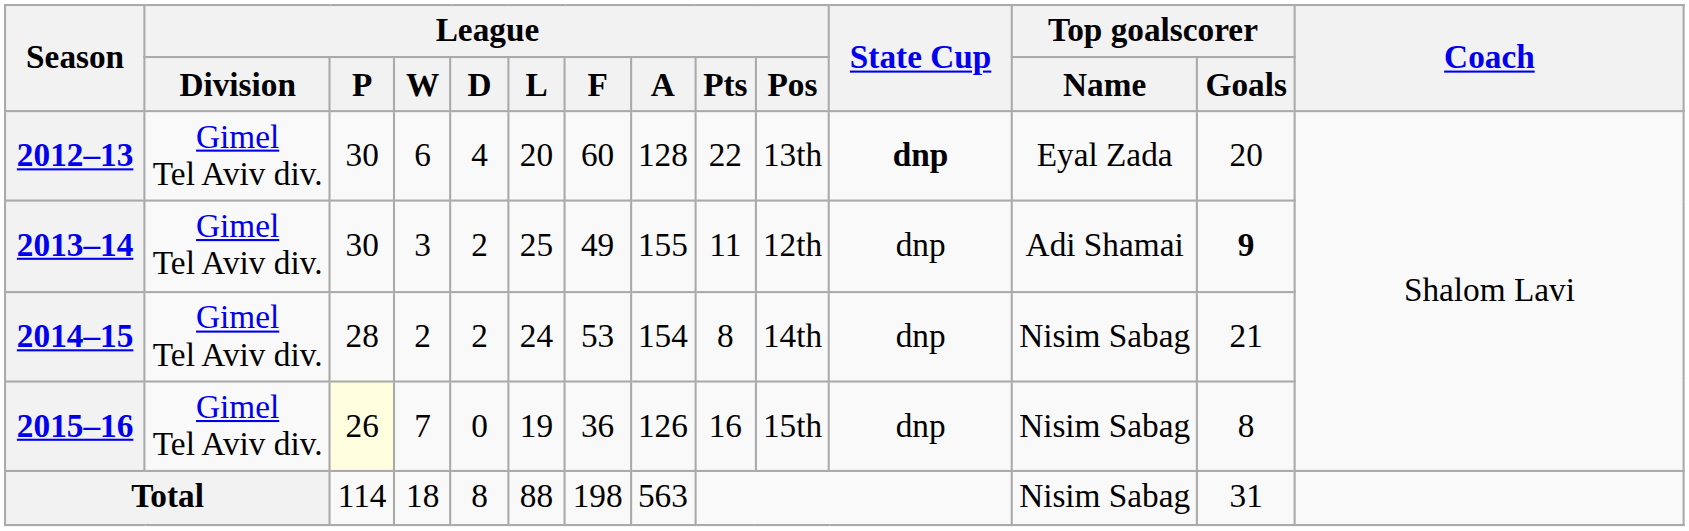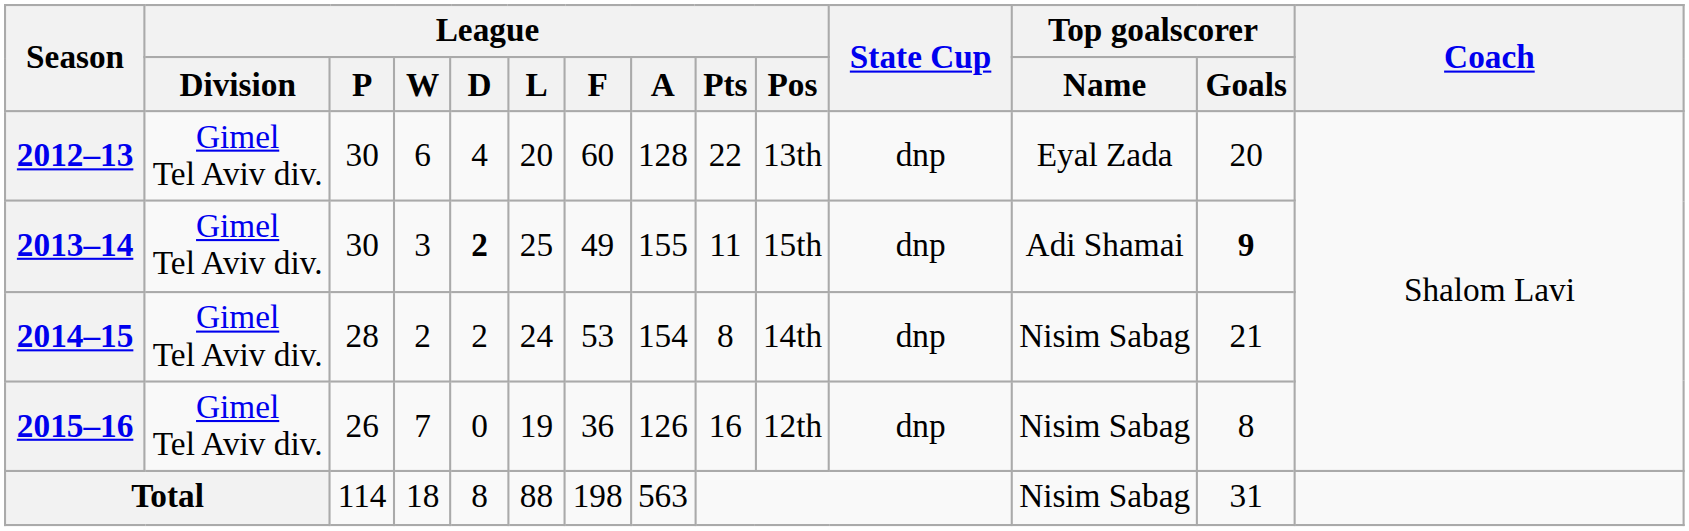(921, 155) bold -> (921, 155) normal
(480, 245) normal -> (480, 245) bold
(792, 245) 12th -> (792, 245) 15th
(362, 425) lightyellow background -> (362, 425) no background
(792, 425) 15th -> (792, 425) 12th
